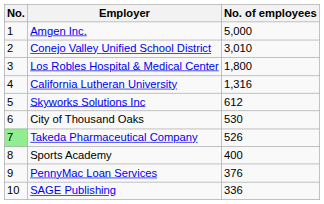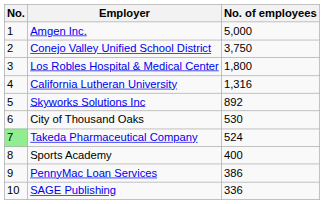(238, 48) 3,010 -> (238, 48) 3,750
(233, 102) 612 -> (233, 102) 892
(233, 137) 526 -> (233, 137) 524
(233, 173) 376 -> (233, 173) 386
